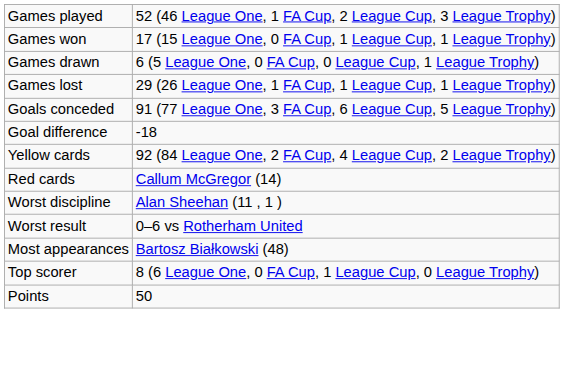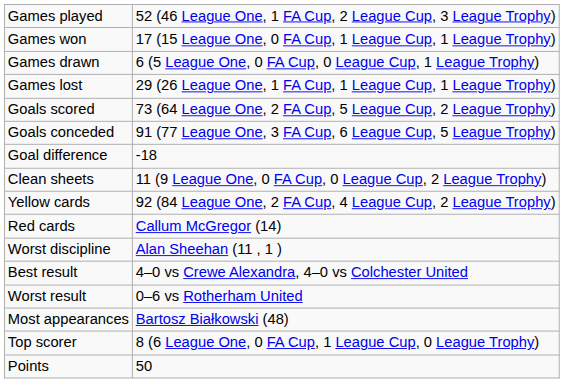+ row: (51, 109)
+ row: (51, 179)
+ row: (43, 272)
